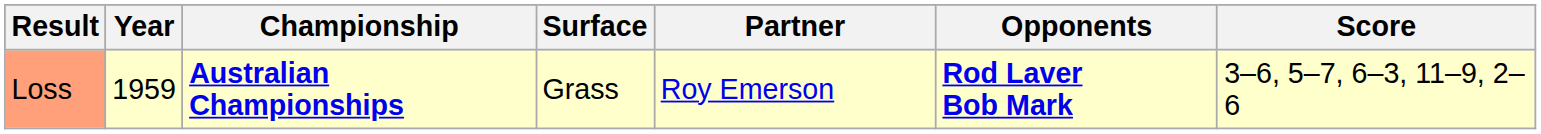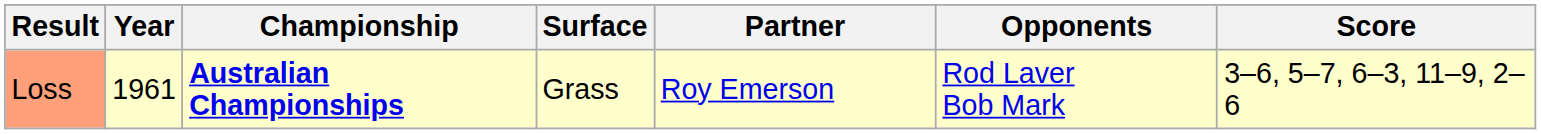(144, 88) 1959 -> (144, 88) 1961
(1012, 88) bold -> (1009, 88) normal
